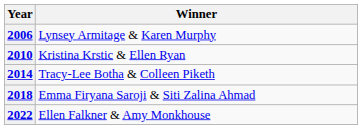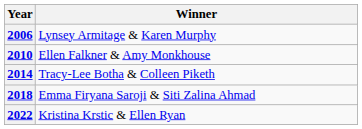(112, 54) Kristina Krstic & Ellen Ryan -> (124, 54) Ellen Falkner & Amy Monkhouse
(124, 114) Ellen Falkner & Amy Monkhouse -> (112, 114) Kristina Krstic & Ellen Ryan
